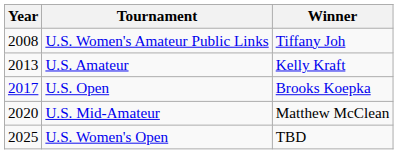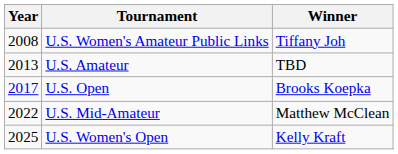(311, 64) Kelly Kraft -> (291, 64) TBD
(23, 112) 2020 -> (23, 112) 2022
(291, 137) TBD -> (311, 137) Kelly Kraft
